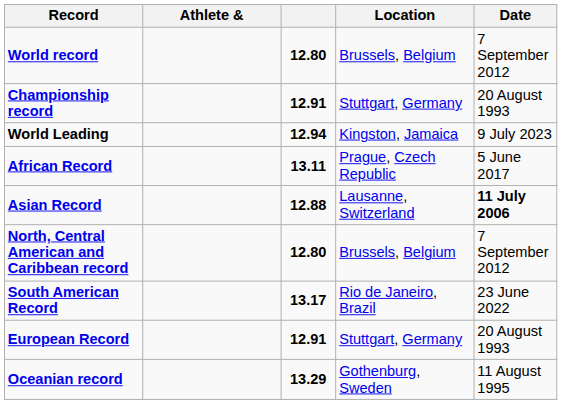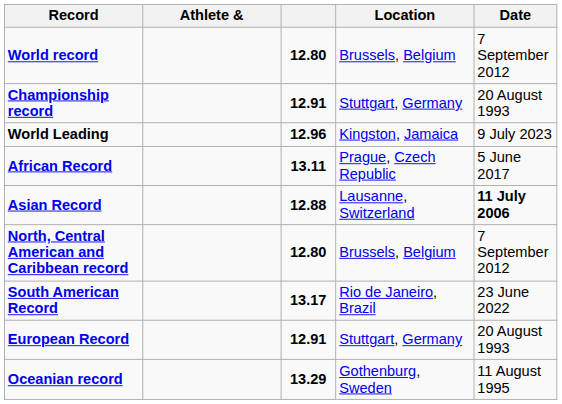(308, 134) 12.94 -> (308, 134) 12.96
